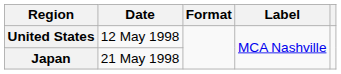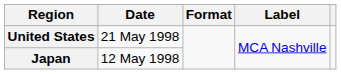(140, 36) 12 May 1998 -> (140, 36) 21 May 1998
(140, 58) 21 May 1998 -> (140, 58) 12 May 1998
